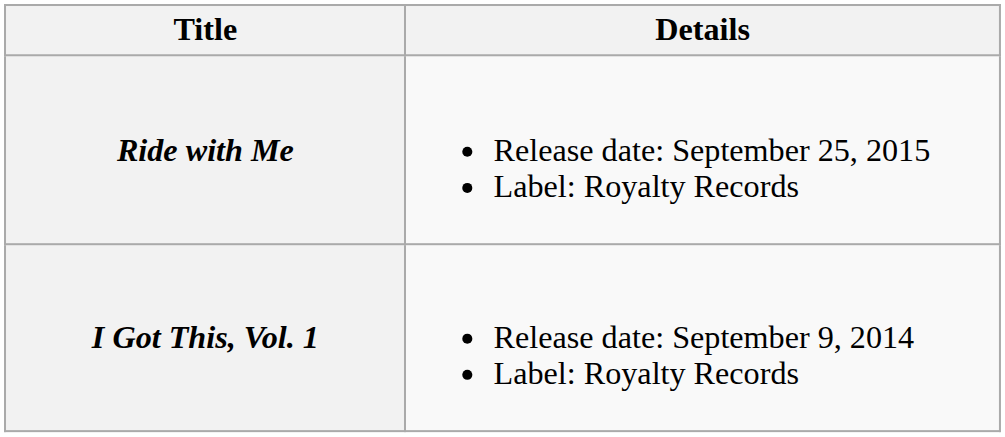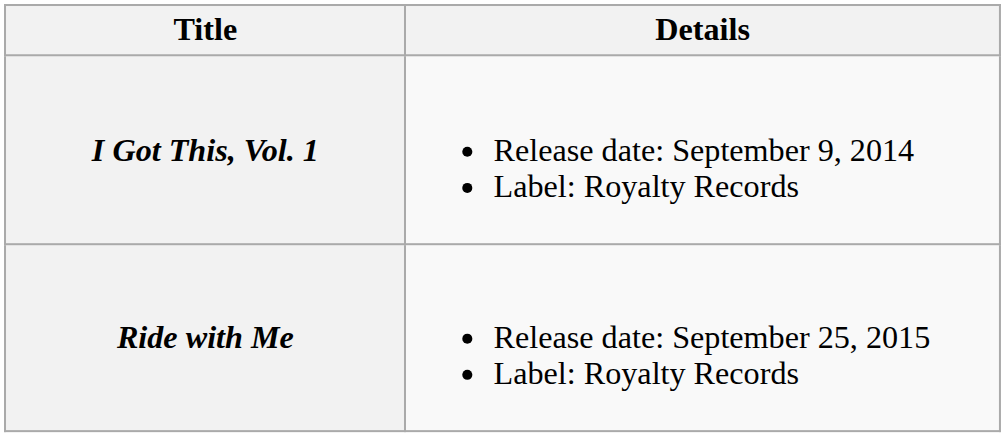rows swapped: (205, 337) <-> (205, 149)
